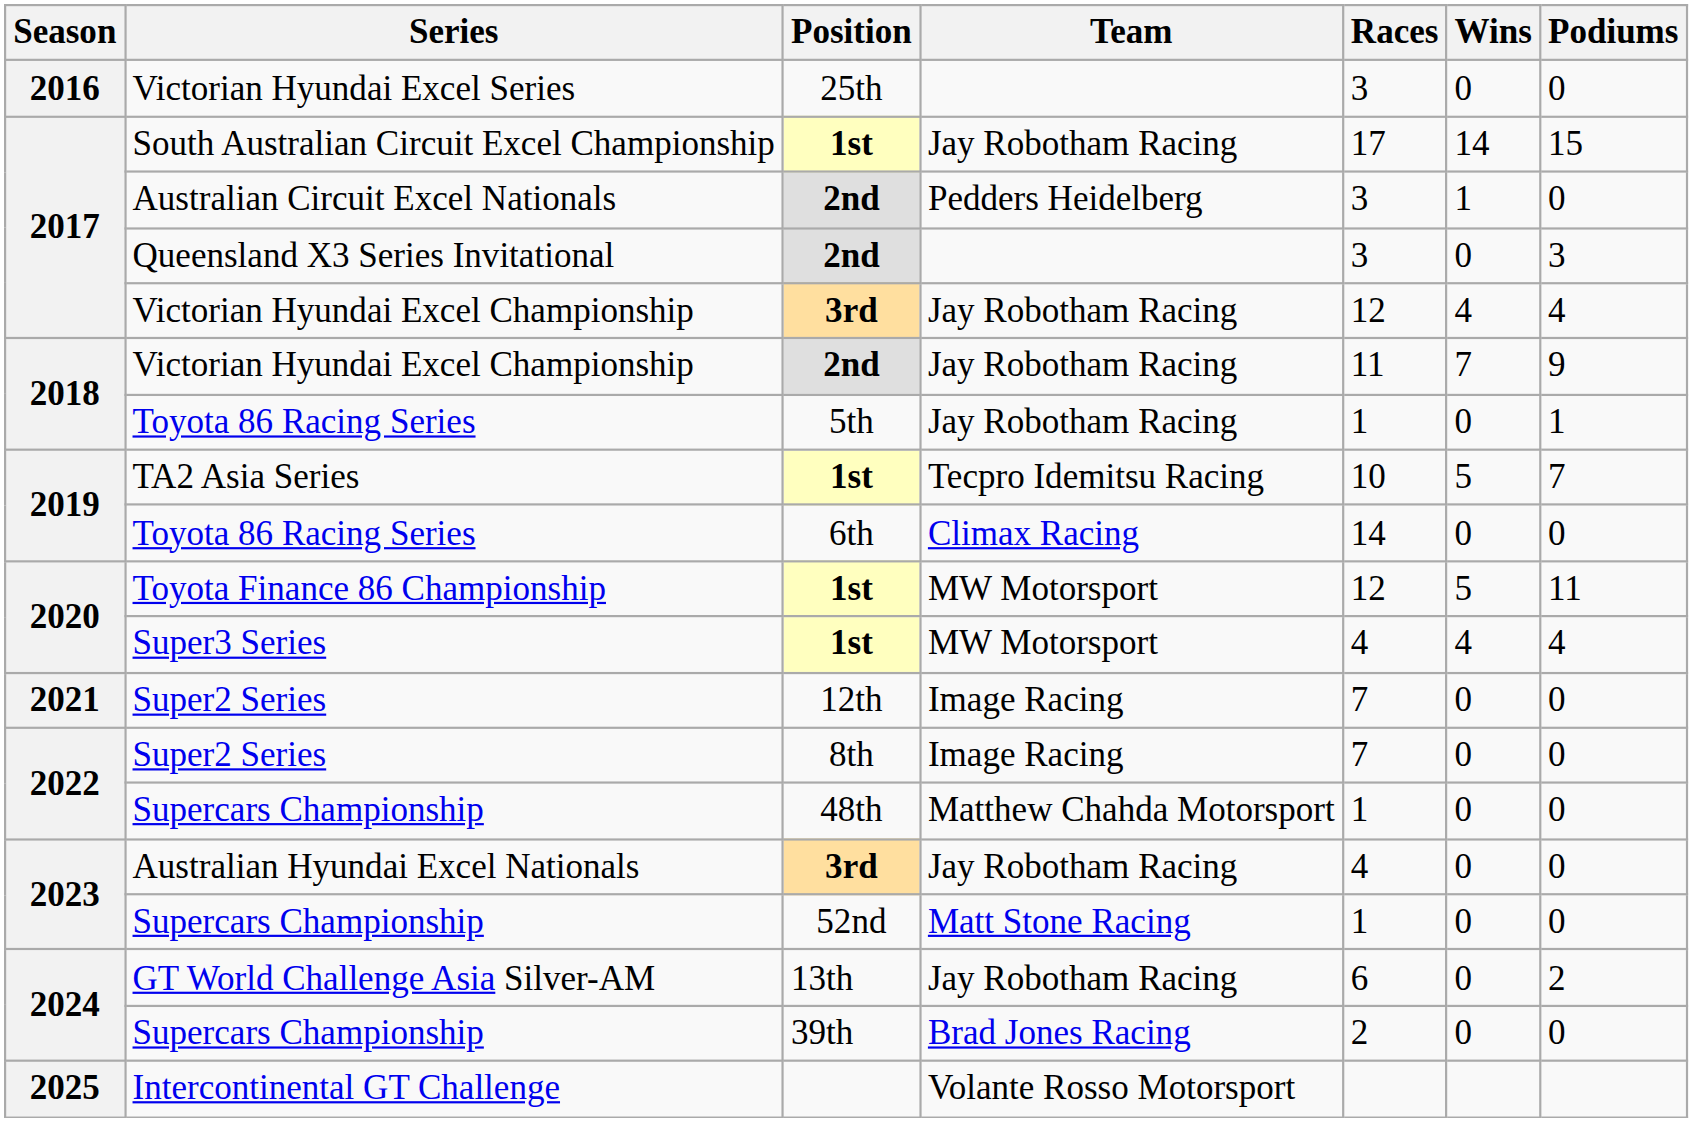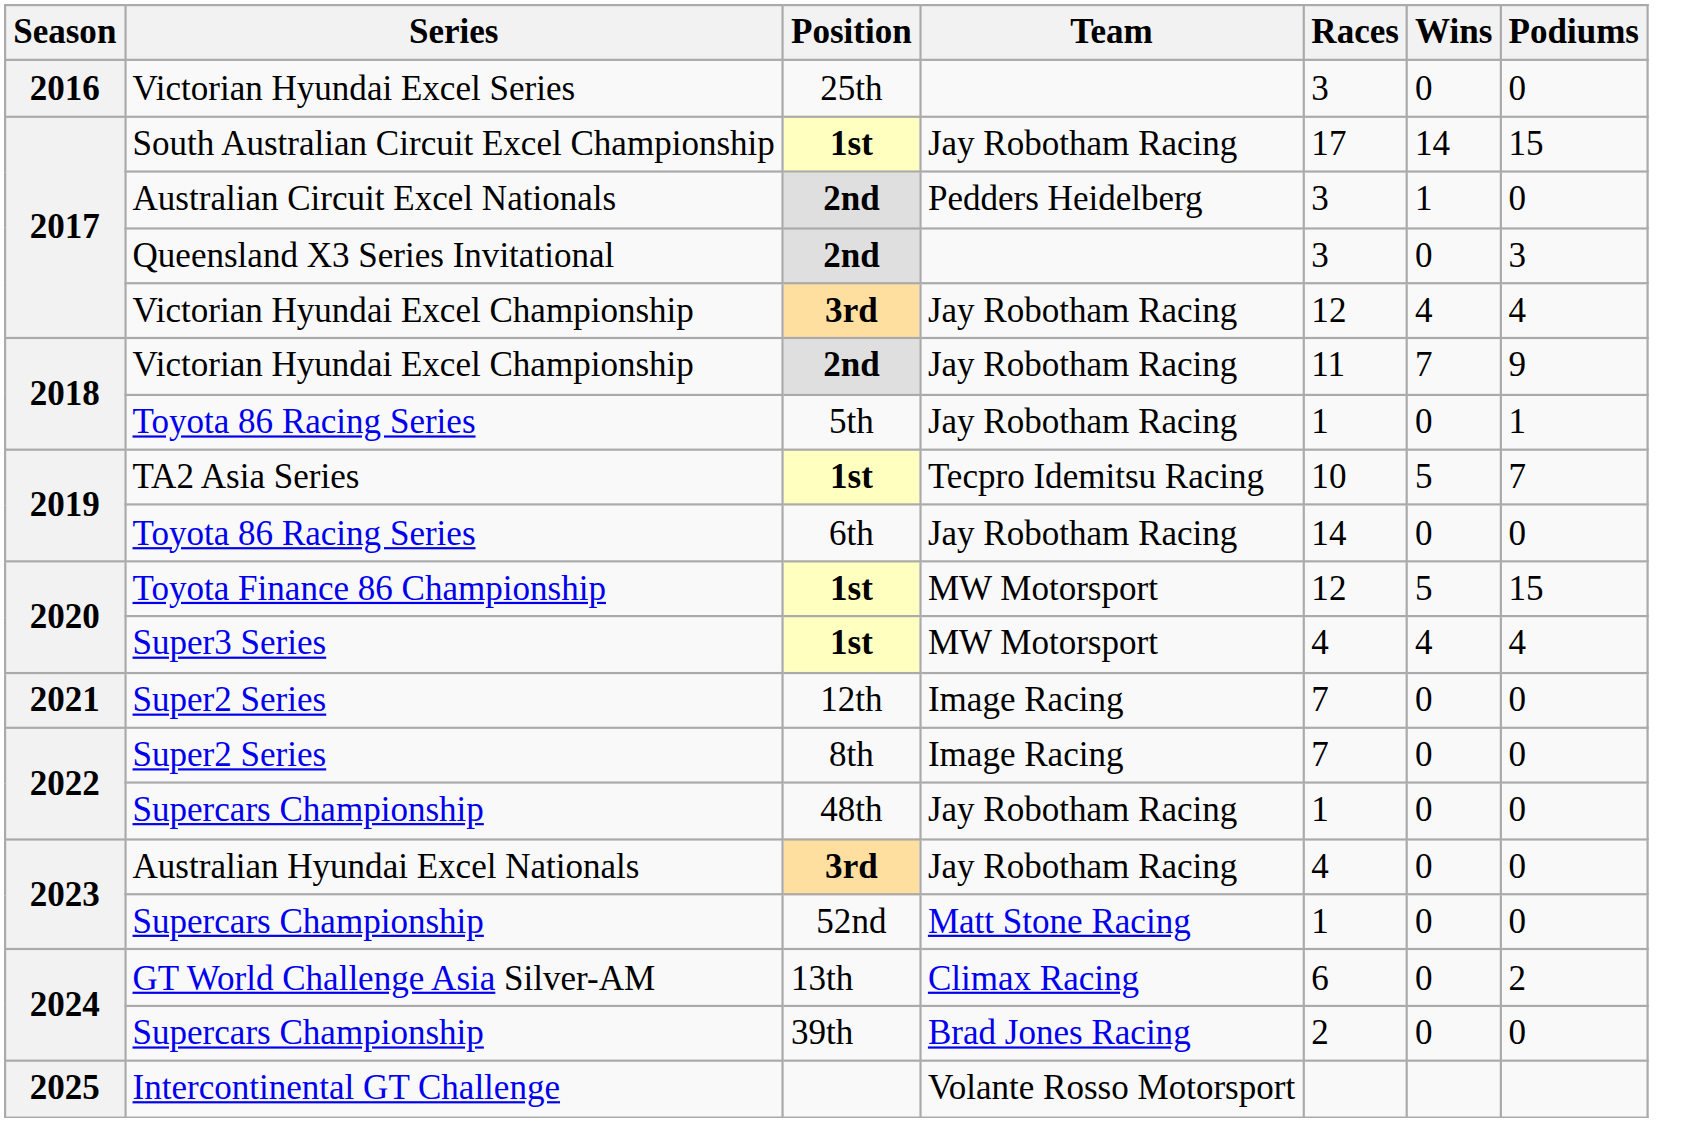(1034, 532) Climax Racing -> (1083, 532) Jay Robotham Racing
(1565, 587) 11 -> (1526, 587) 15
(1131, 810) Matthew Chahda Motorsport -> (1083, 810) Jay Robotham Racing
(1083, 976) Jay Robotham Racing -> (1034, 976) Climax Racing
